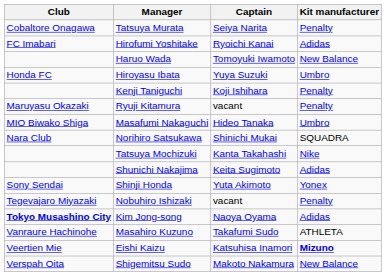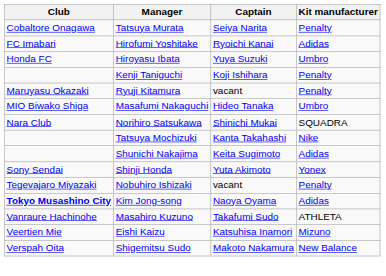- row: (143, 59)
(317, 248) bold -> (315, 232) normal
